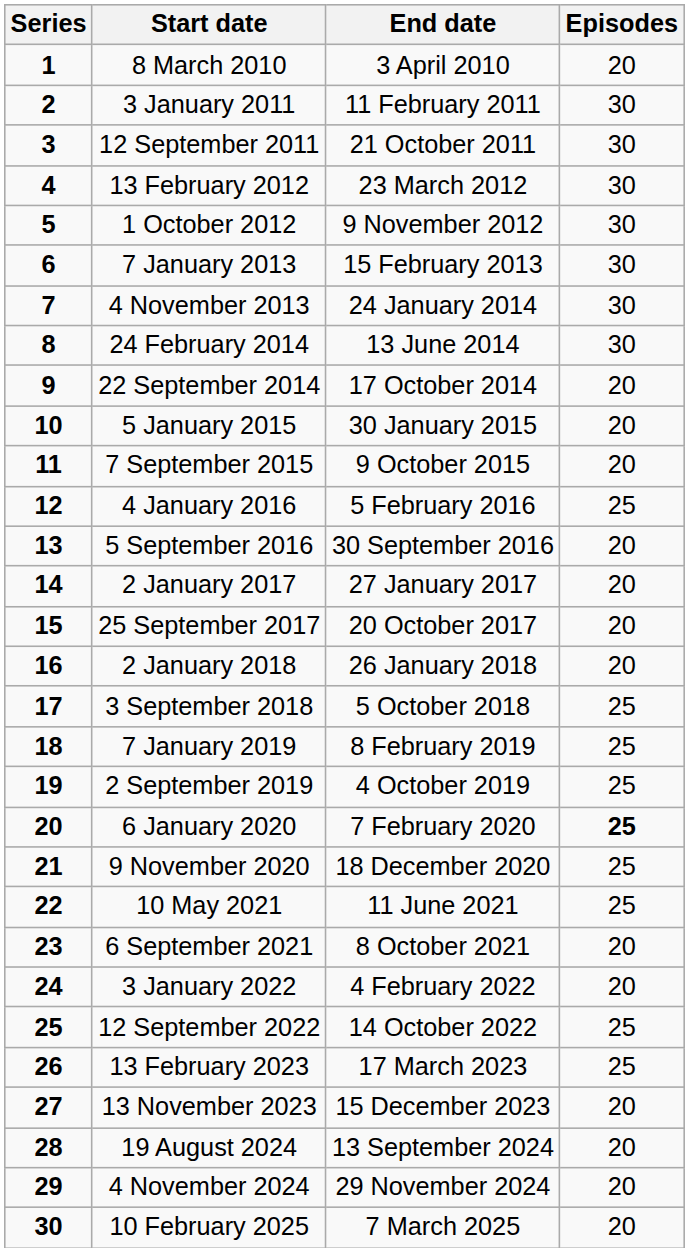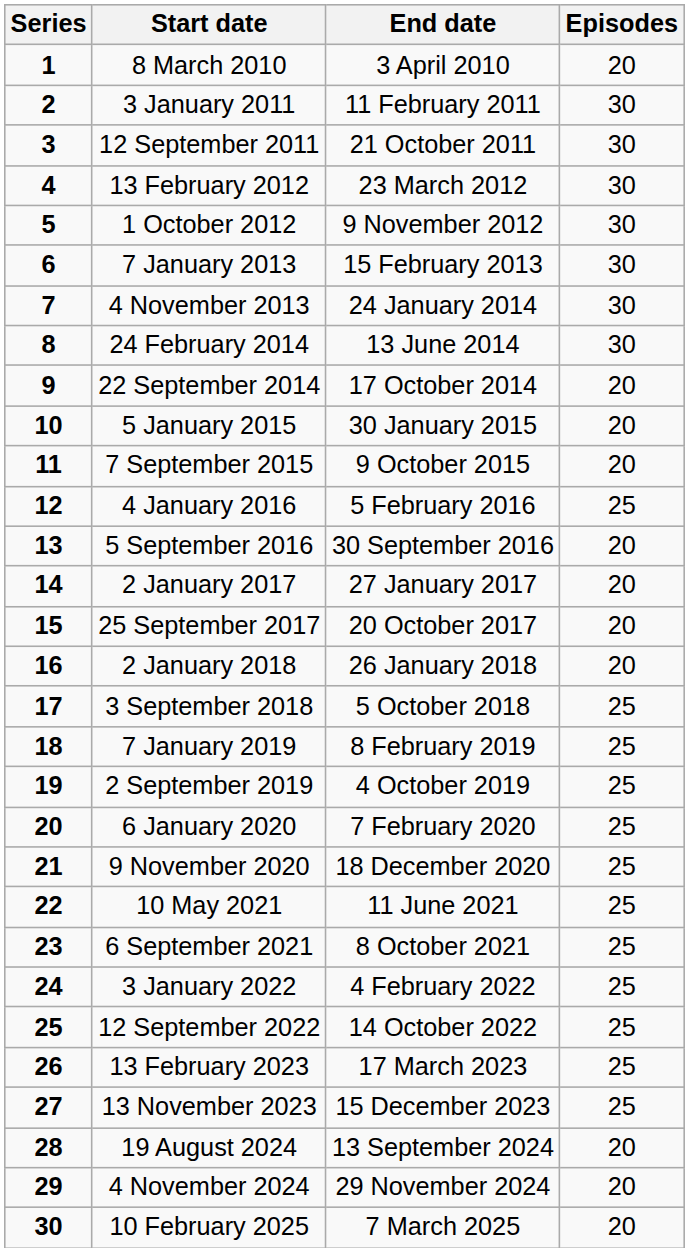(622, 826) bold -> (622, 826) normal
(622, 946) 20 -> (622, 946) 25
(622, 986) 20 -> (622, 986) 25
(622, 1107) 20 -> (622, 1107) 25
